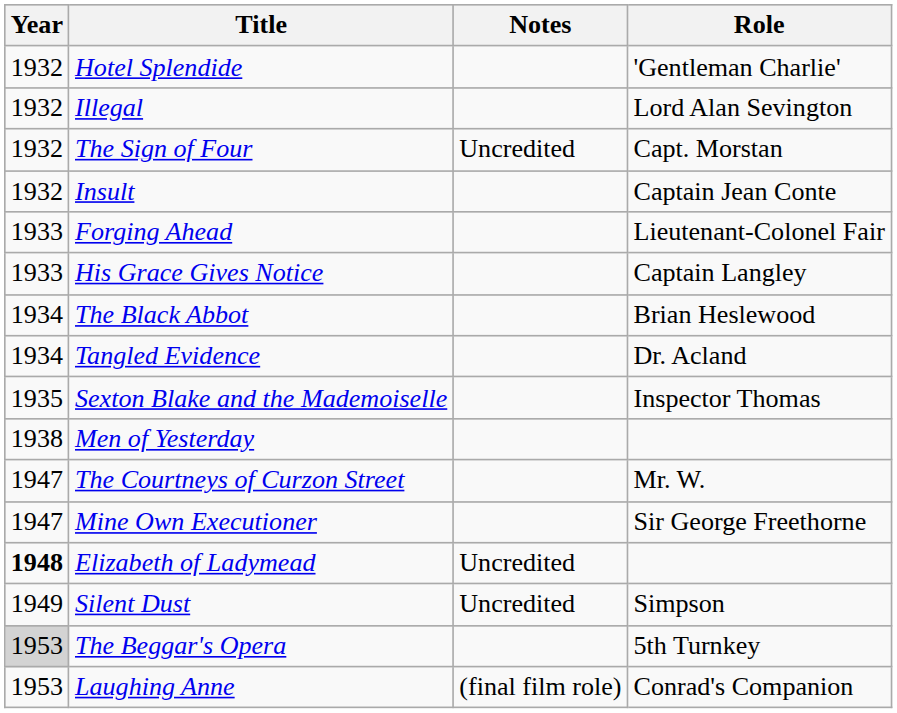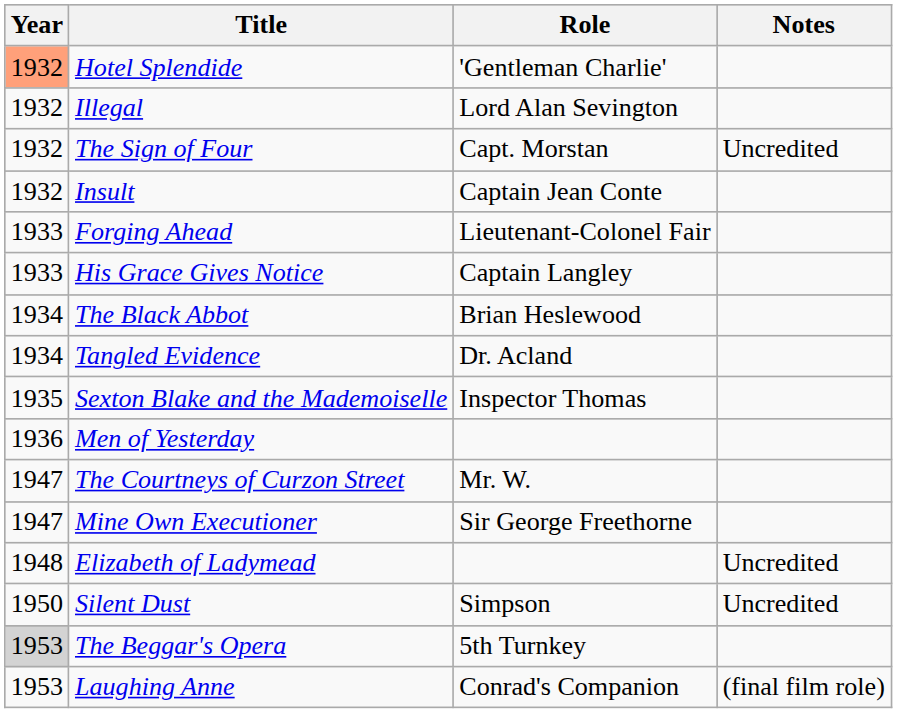columns swapped: (759, 25) <-> (540, 25)
(37, 66) no background -> (37, 66) lightsalmon background
(37, 438) 1938 -> (37, 438) 1936
(37, 562) bold -> (37, 562) normal
(37, 604) 1949 -> (37, 604) 1950
